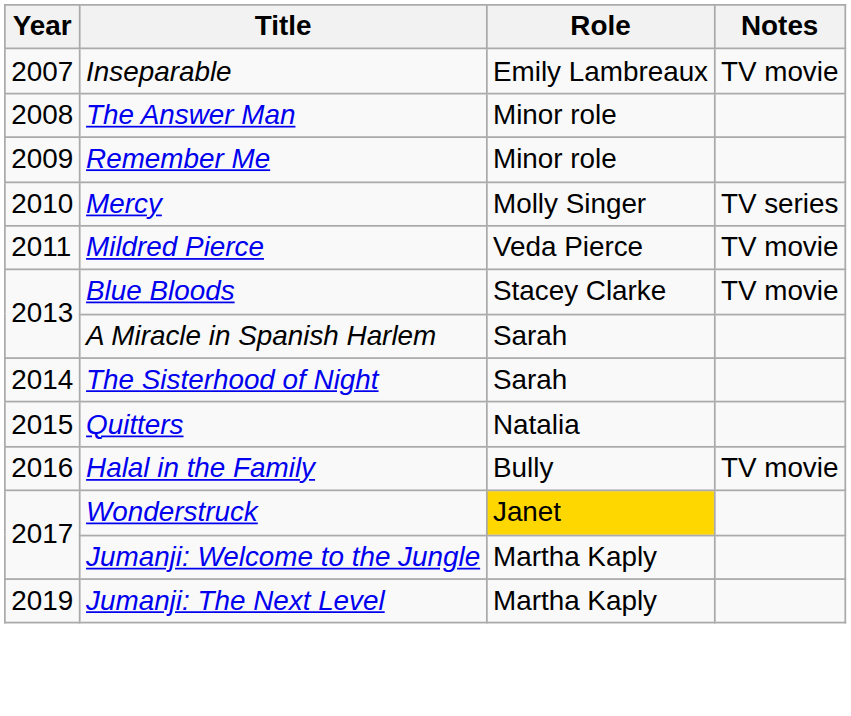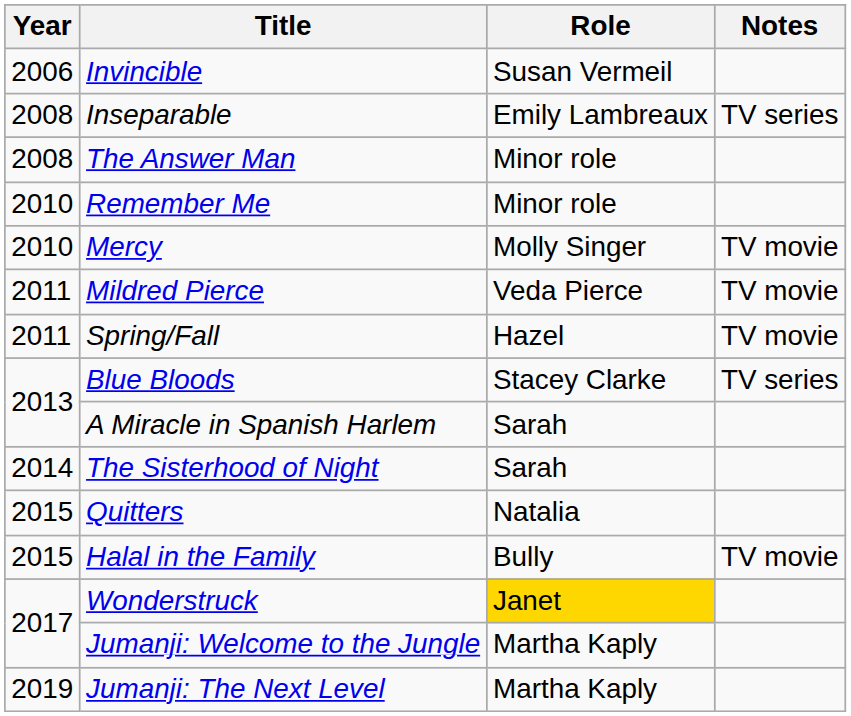+ row: (144, 70)
(42, 70) 2007 -> (42, 114) 2008
(780, 70) TV movie -> (780, 114) TV series
(42, 159) 2009 -> (42, 203) 2010
(780, 203) TV series -> (780, 247) TV movie
+ row: (153, 335)
(780, 291) TV movie -> (780, 379) TV series
(42, 468) 2016 -> (42, 556) 2015
